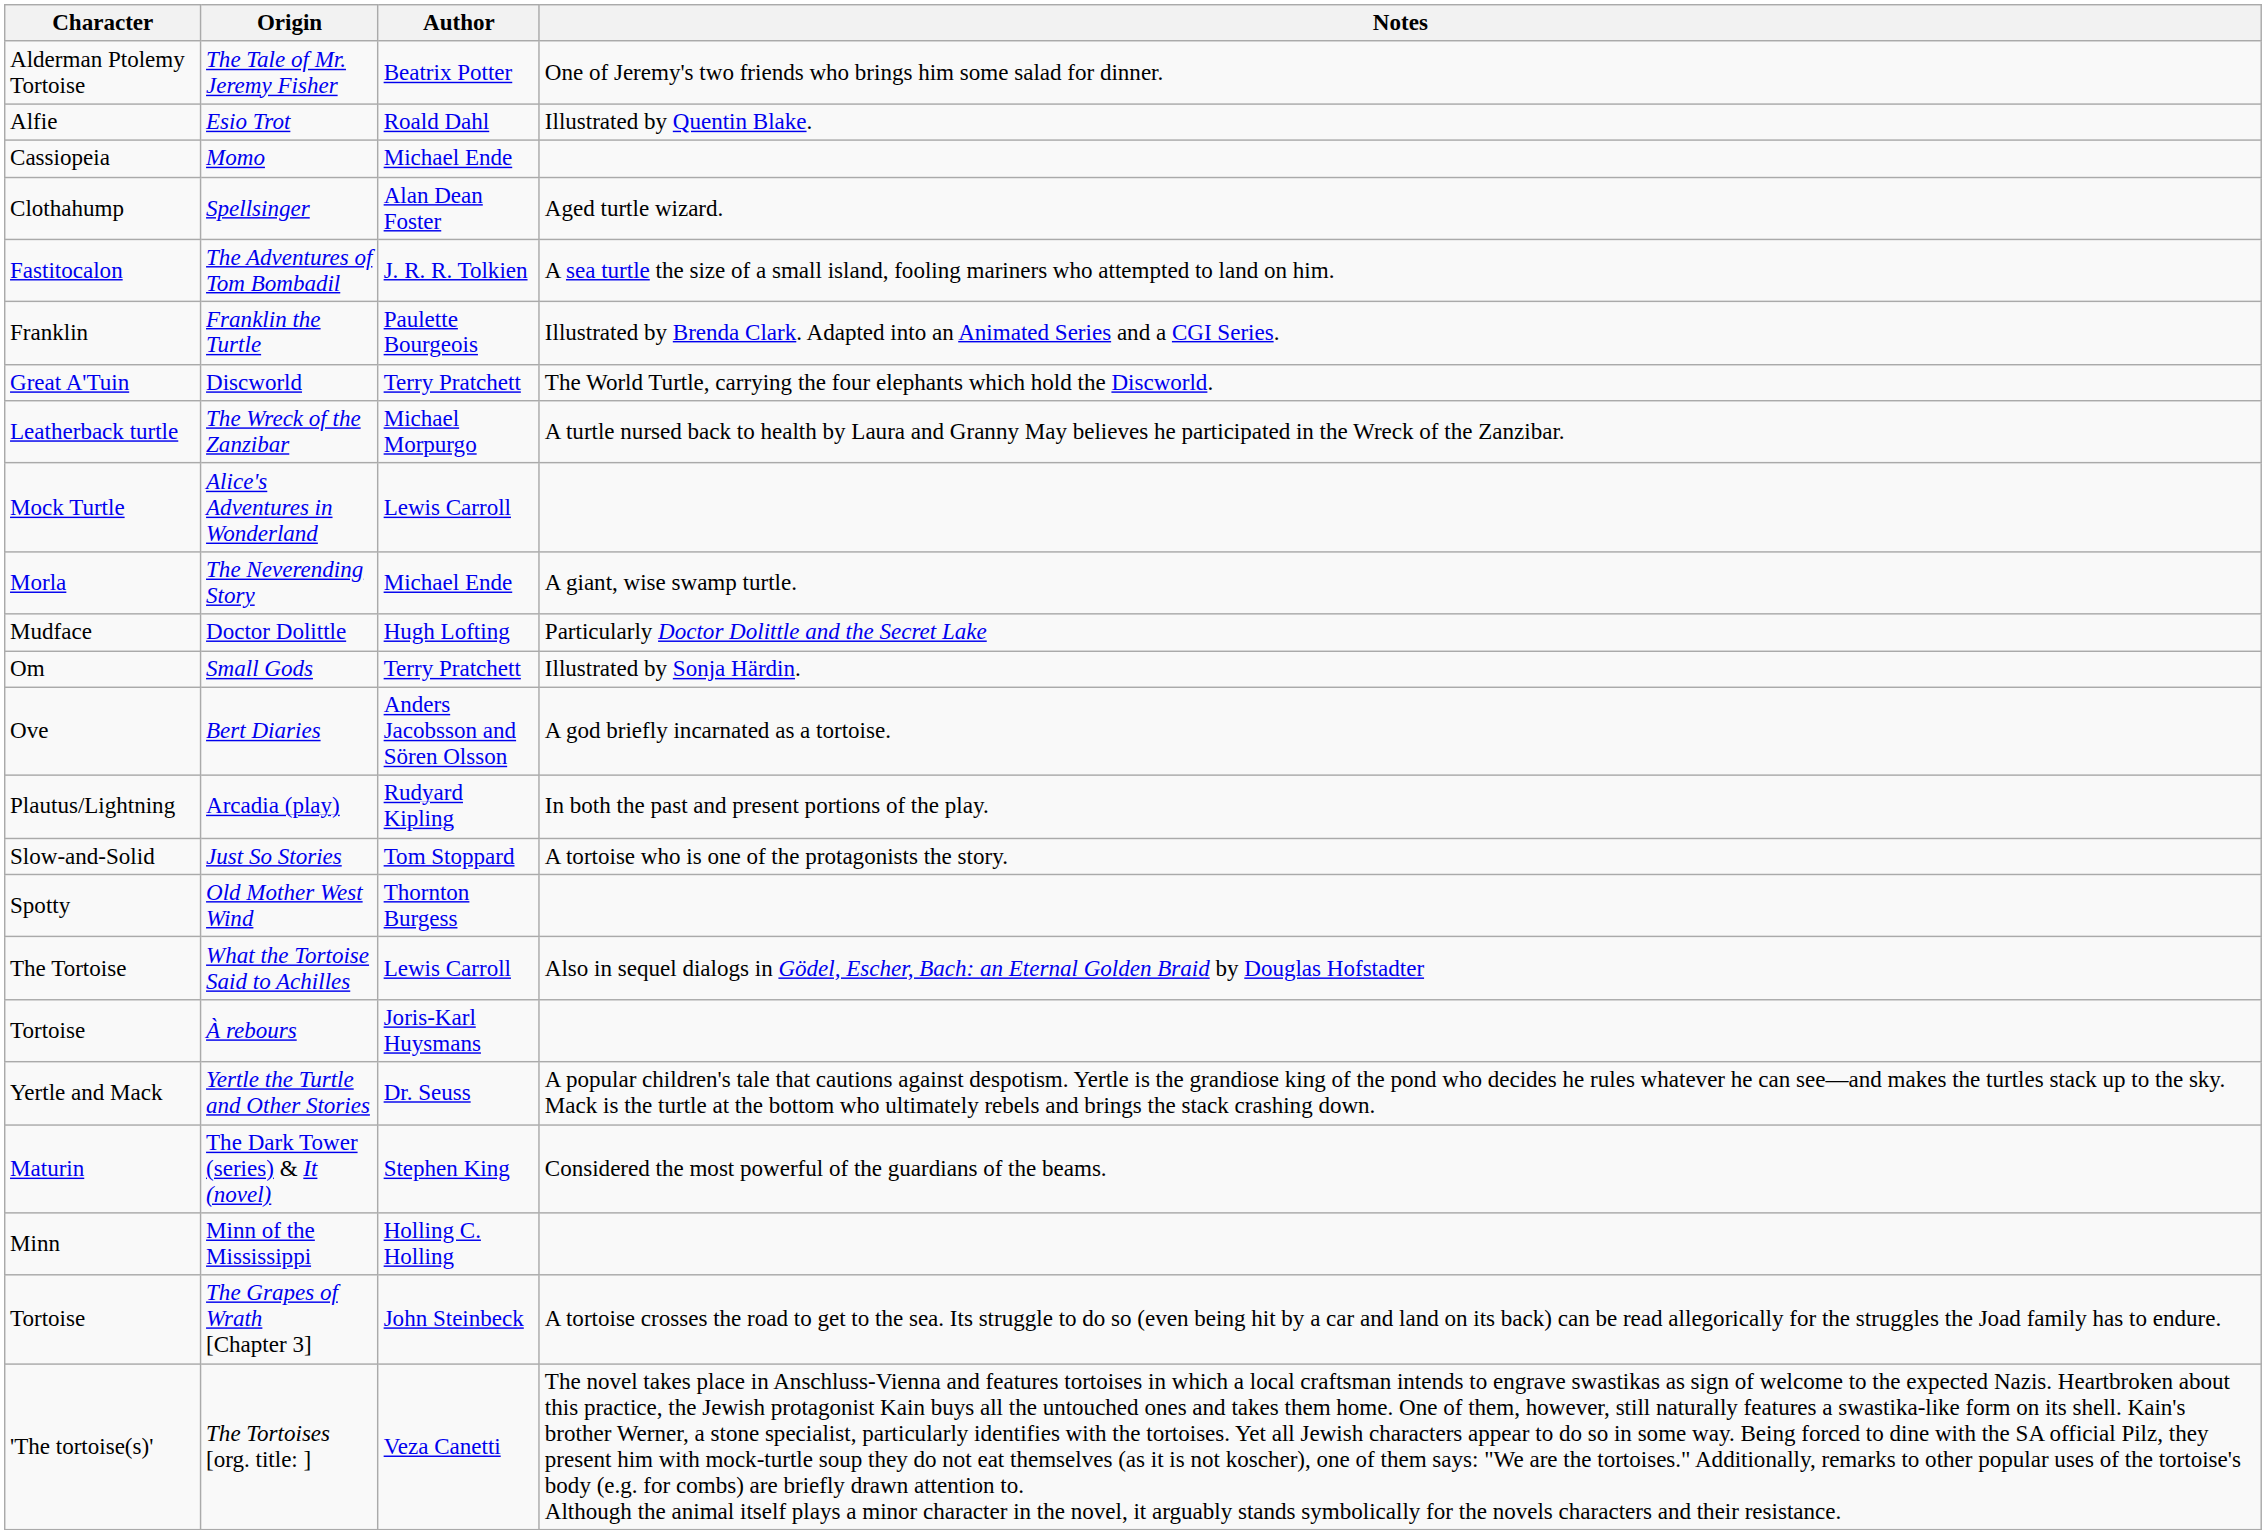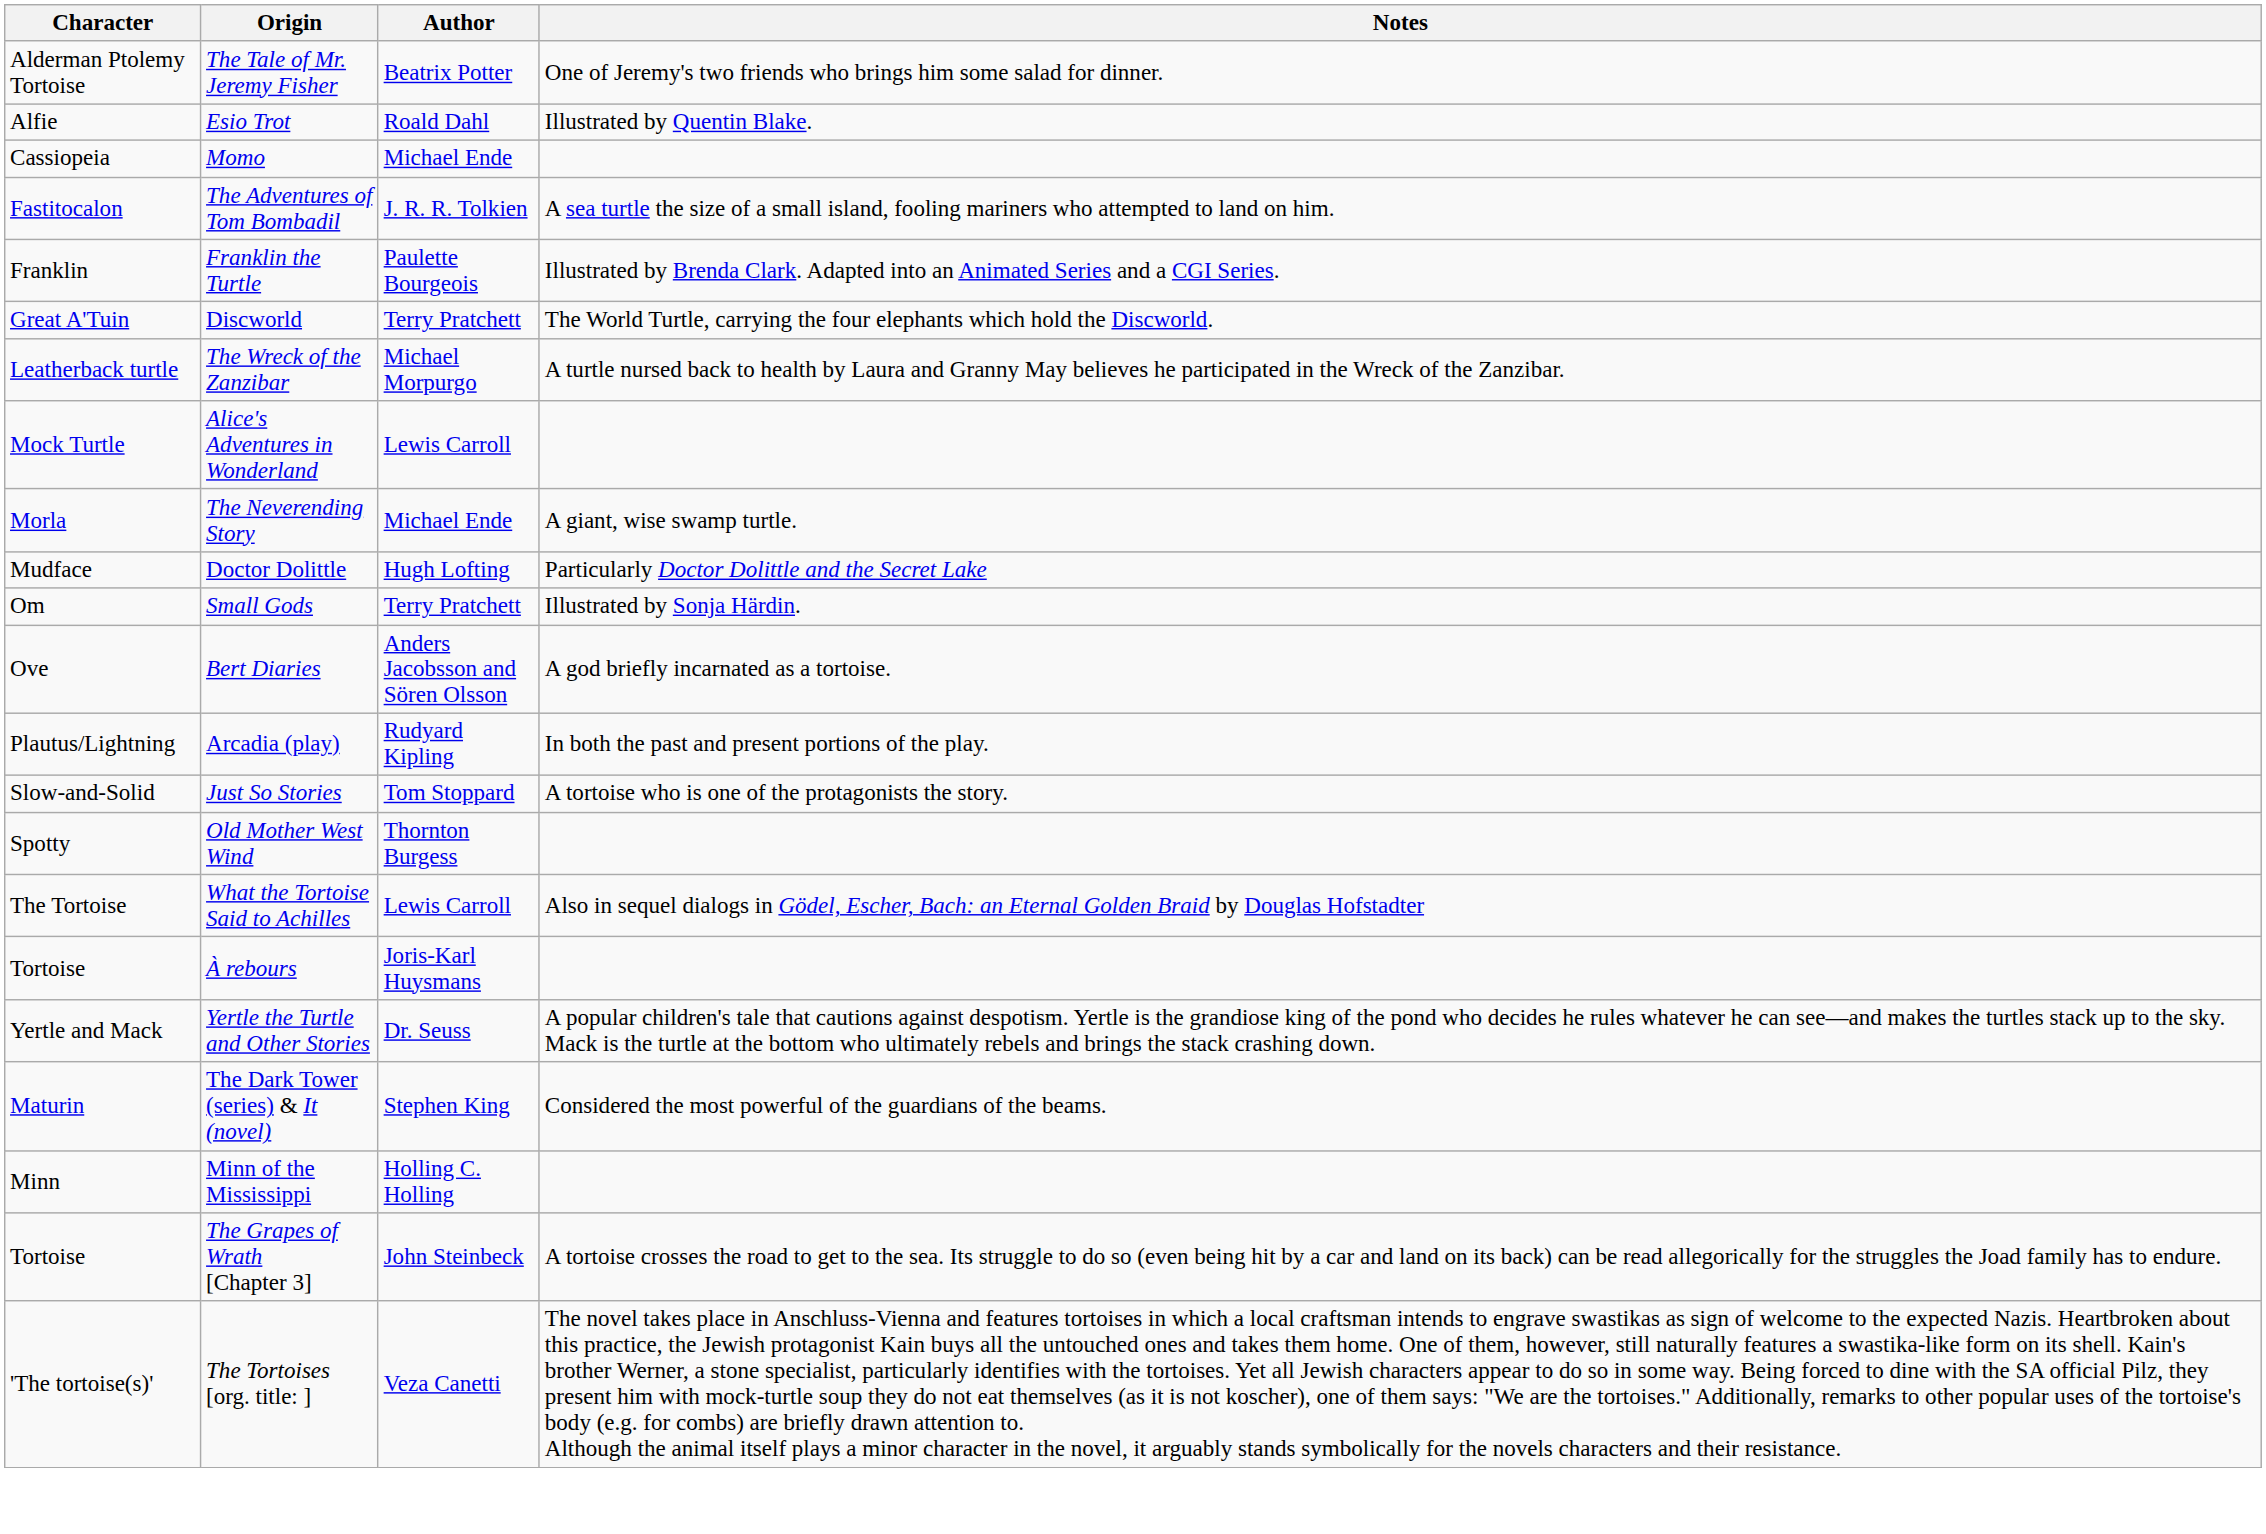- row: (258, 207)
